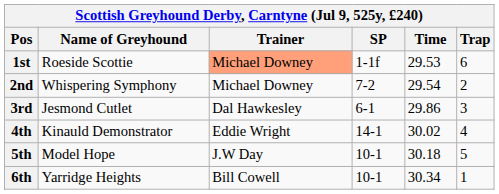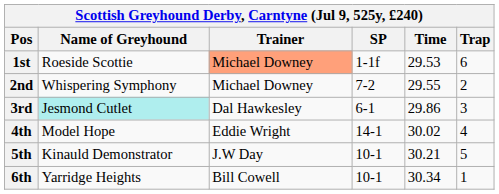(424, 85) 29.54 -> (424, 85) 29.55
(87, 108) no background -> (87, 108) paleturquoise background
(107, 131) Kinauld Demonstrator -> (78, 131) Model Hope
(78, 154) Model Hope -> (107, 154) Kinauld Demonstrator
(424, 154) 30.18 -> (424, 154) 30.21
